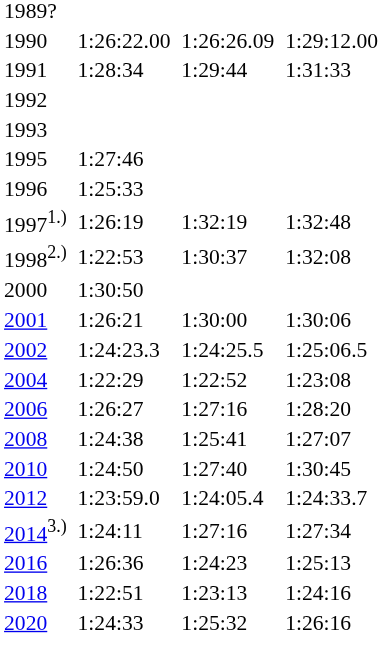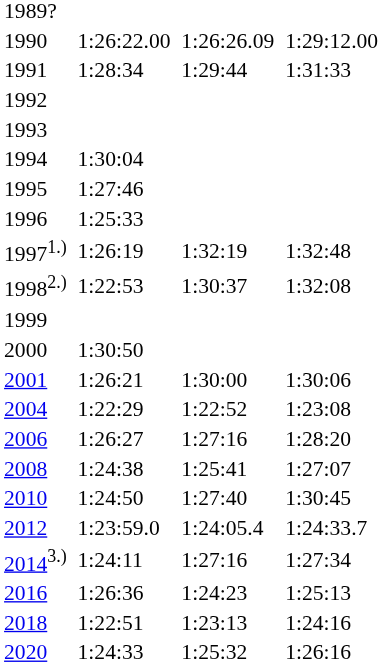+ row: (26, 159)
+ row: (26, 319)
- row: (26, 349)
